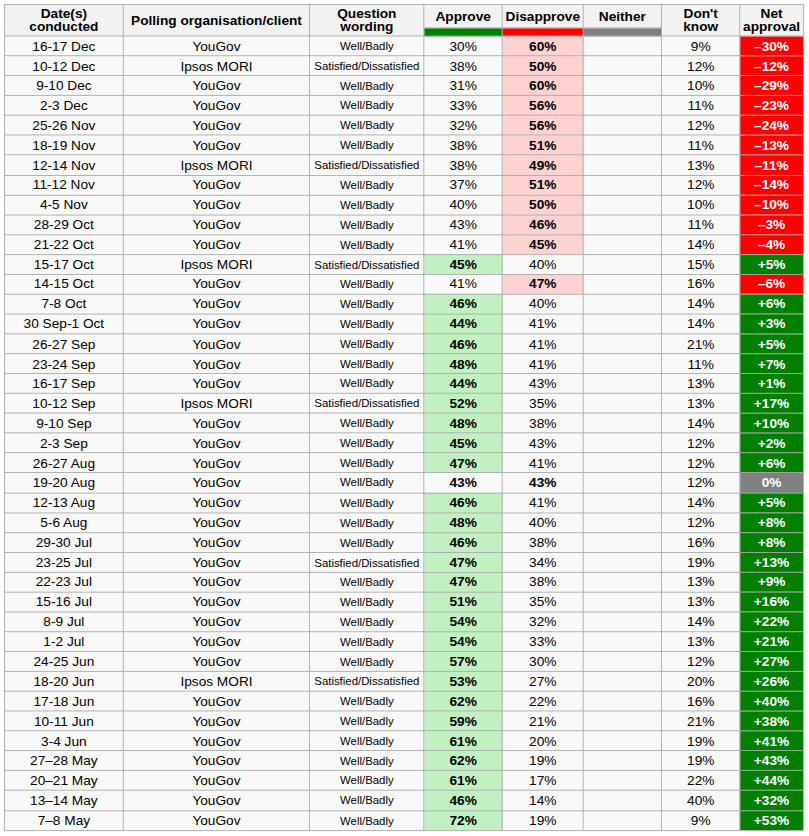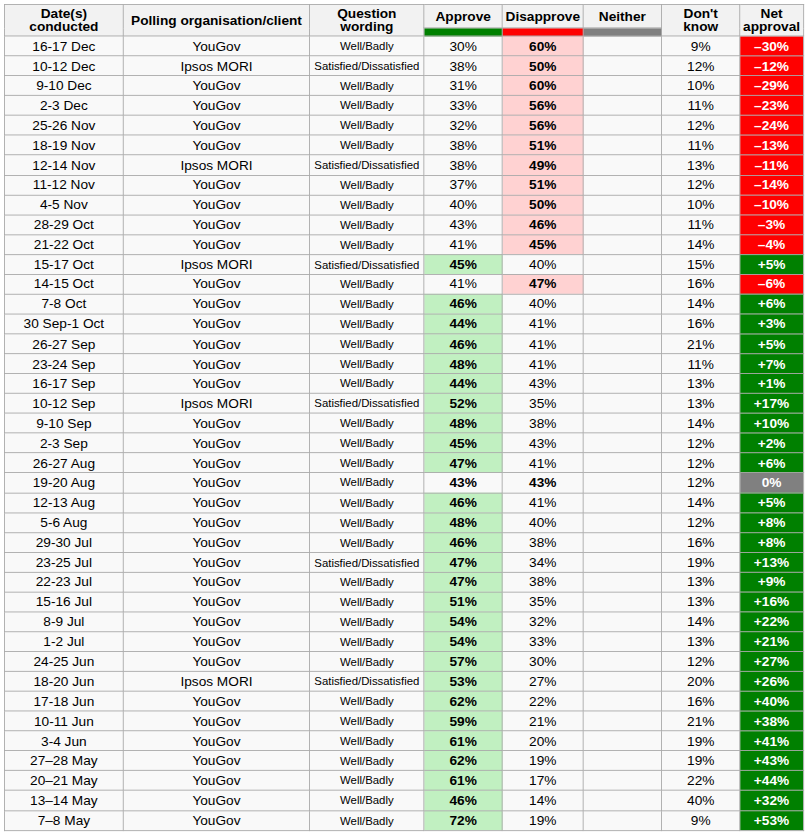(701, 324) 14% -> (701, 324) 16%
